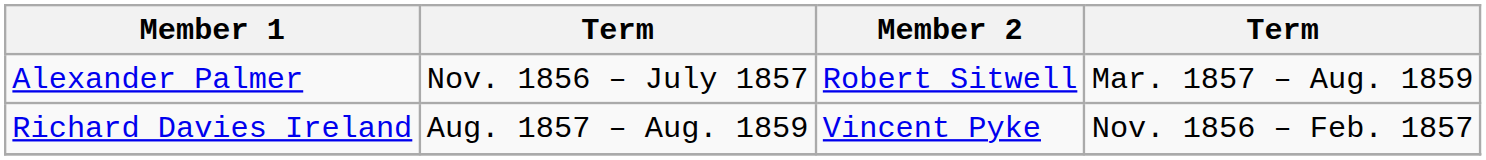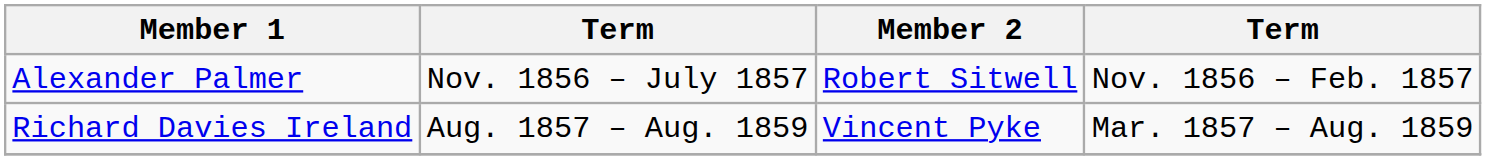(1283, 79) Mar. 1857 – Aug. 1859 -> (1283, 79) Nov. 1856 – Feb. 1857
(1283, 129) Nov. 1856 – Feb. 1857 -> (1283, 129) Mar. 1857 – Aug. 1859
